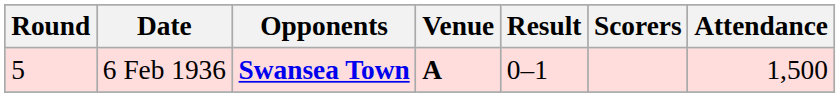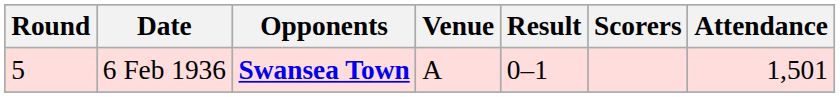(432, 69) bold -> (432, 69) normal
(797, 69) 1,500 -> (797, 69) 1,501
